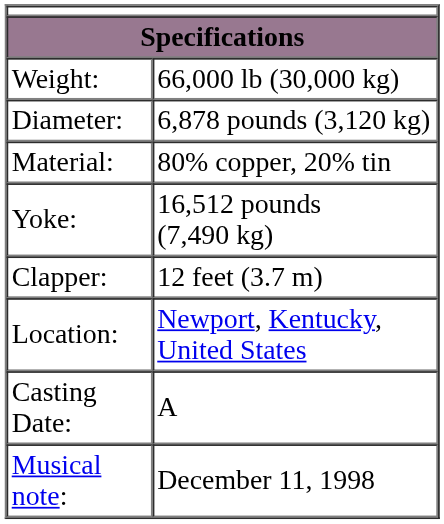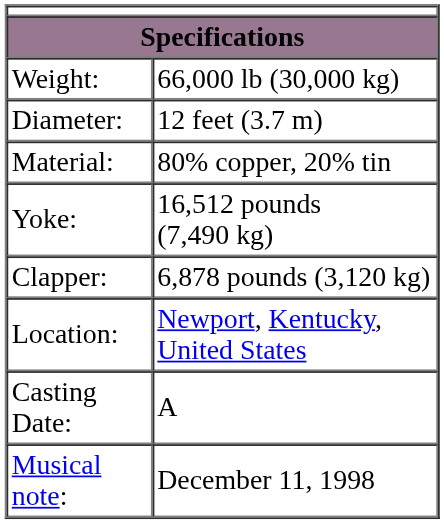(294, 120) 6,878 pounds (3,120 kg) -> (240, 120) 12 feet (3.7 m)
(240, 276) 12 feet (3.7 m) -> (294, 276) 6,878 pounds (3,120 kg)
